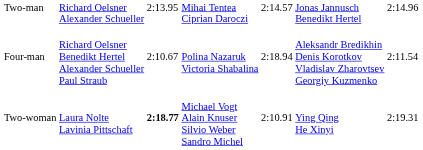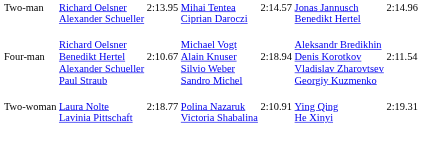(220, 62) Polina Nazaruk Victoria Shabalina -> (212, 62) Michael Vogt Alain Knuser Silvio Weber Sandro Michel
(163, 118) bold -> (163, 106) normal
(212, 124) Michael Vogt Alain Knuser Silvio Weber Sandro Michel -> (219, 112) Polina Nazaruk Victoria Shabalina
